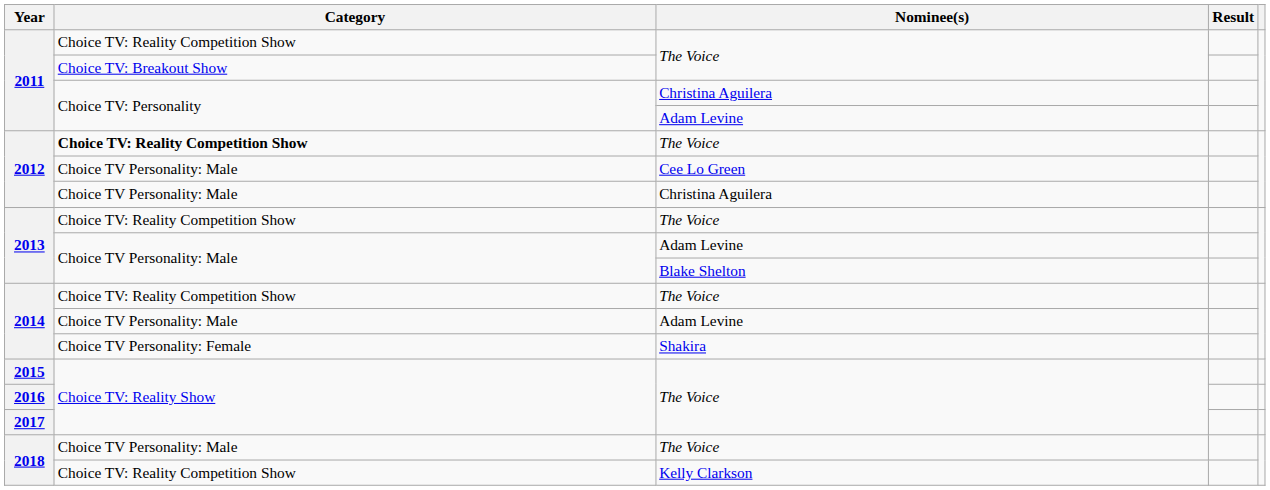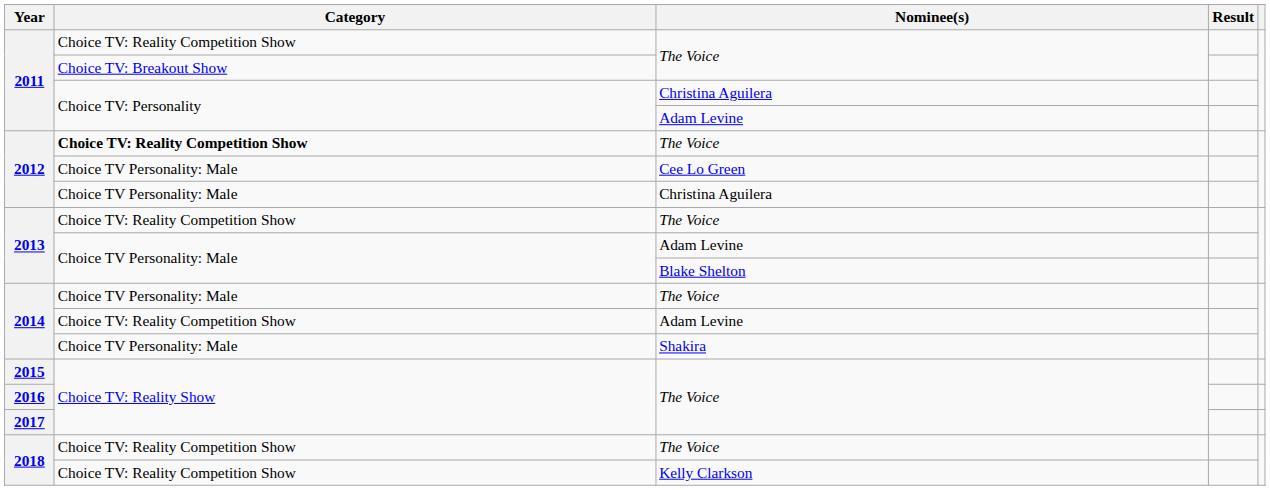(177, 295) Choice TV: Reality Competition Show -> (148, 295) Choice TV Personality: Male
(148, 321) Choice TV Personality: Male -> (177, 321) Choice TV: Reality Competition Show
(154, 346) Choice TV Personality: Female -> (148, 346) Choice TV Personality: Male
(148, 447) Choice TV Personality: Male -> (177, 447) Choice TV: Reality Competition Show
